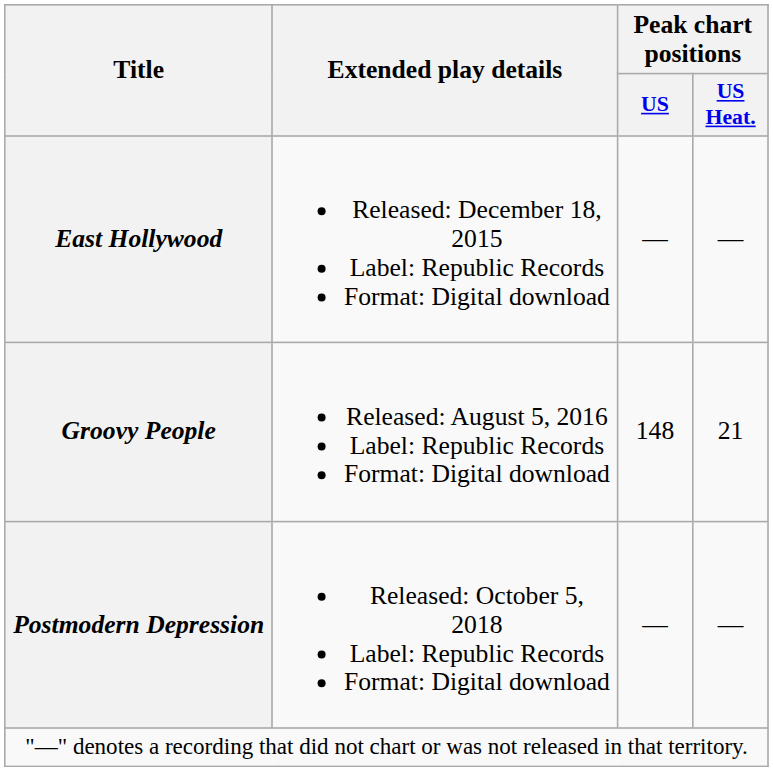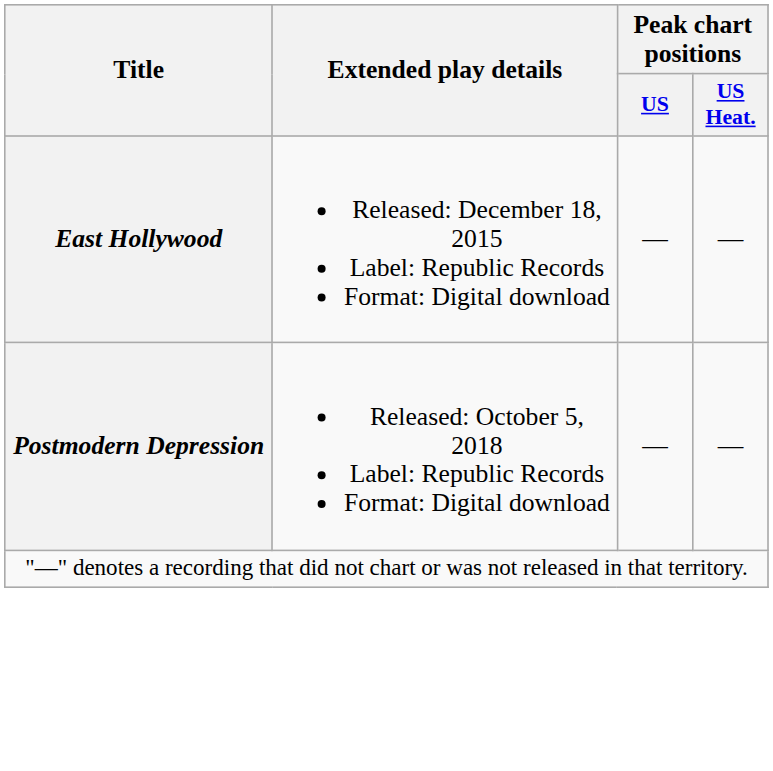- row: (139, 431)
